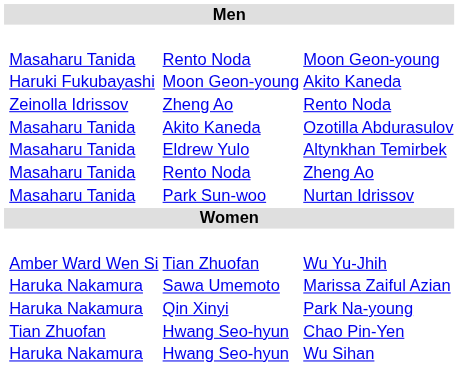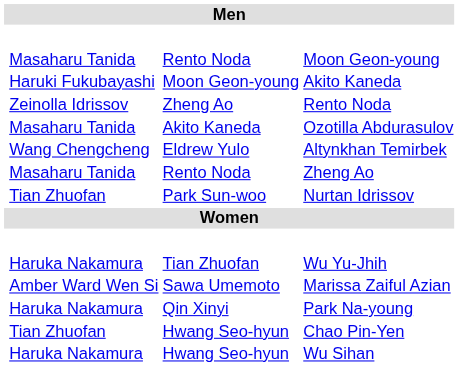(72, 150) Masaharu Tanida -> (79, 150) Wang Chengcheng
(72, 195) Masaharu Tanida -> (57, 195) Tian Zhuofan
(84, 263) Amber Ward Wen Si -> (76, 263) Haruka Nakamura
(76, 286) Haruka Nakamura -> (84, 286) Amber Ward Wen Si
